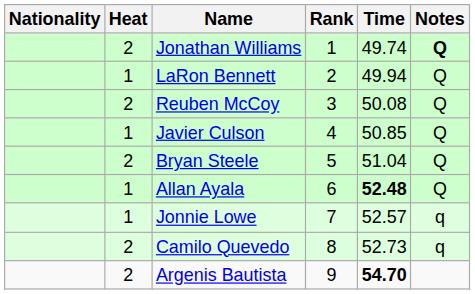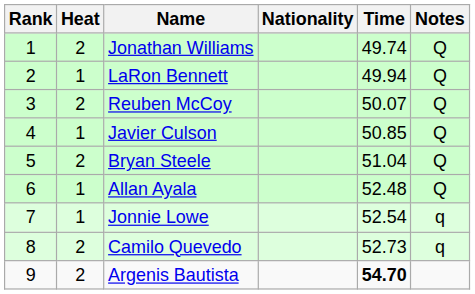columns swapped: (332, 19) <-> (55, 19)
(440, 47) bold -> (440, 47) normal
(384, 104) 50.08 -> (384, 104) 50.07
(384, 189) bold -> (384, 189) normal
(384, 218) 52.57 -> (384, 218) 52.54
